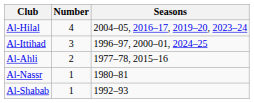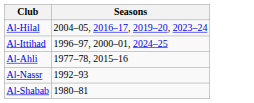- column: (71, 12)
(111, 75) 1980–81 -> (71, 75) 1992–93
(111, 91) 1992–93 -> (71, 91) 1980–81
